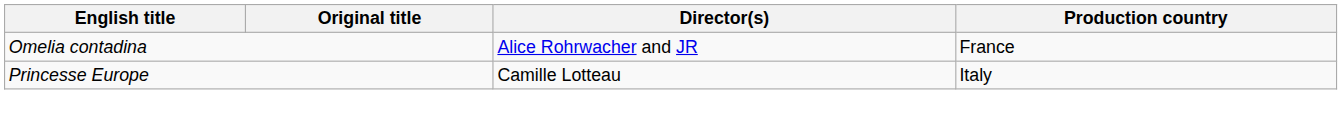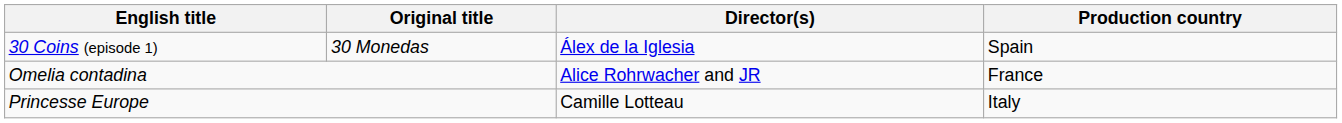+ row: (83, 46)
